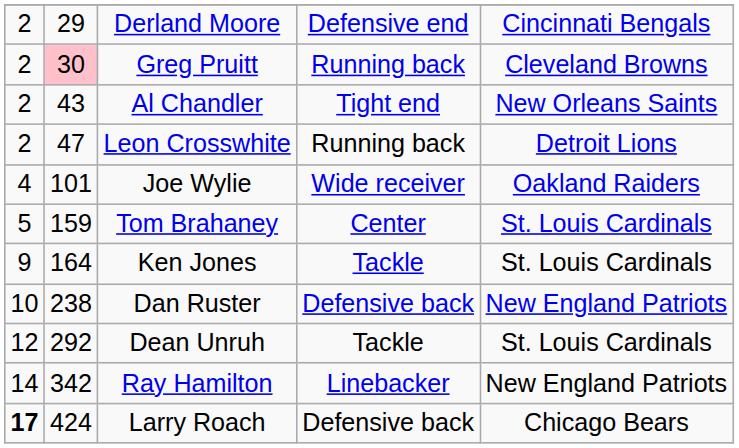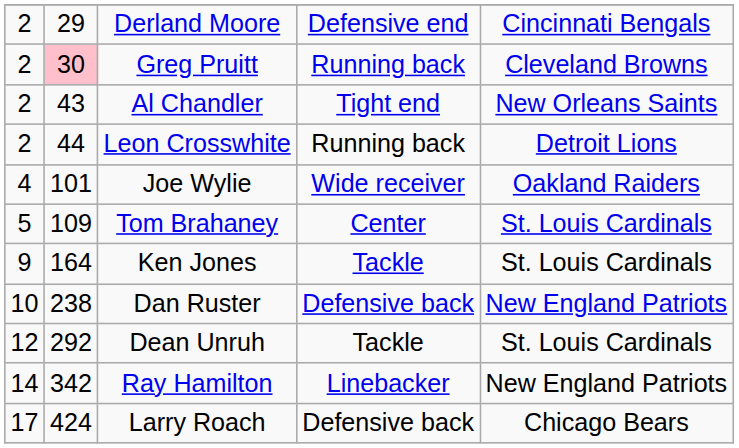(71, 143) 47 -> (71, 143) 44
(71, 223) 159 -> (71, 223) 109
(25, 422) bold -> (25, 422) normal
